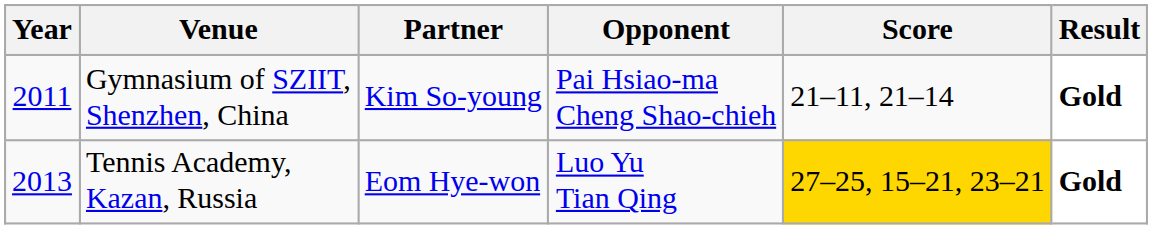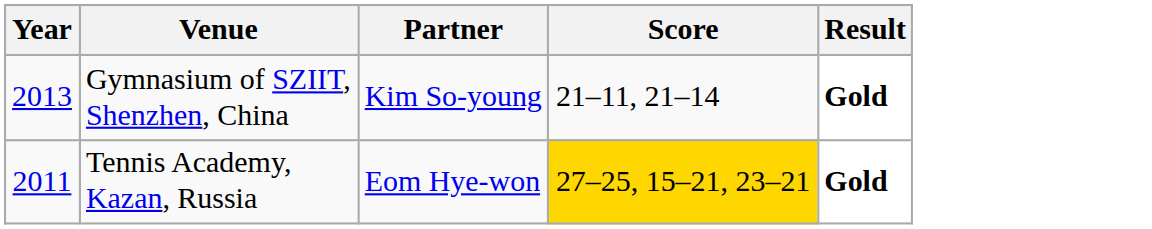- column: (666, 29)
(42, 96) 2011 -> (42, 96) 2013
(42, 181) 2013 -> (42, 181) 2011
